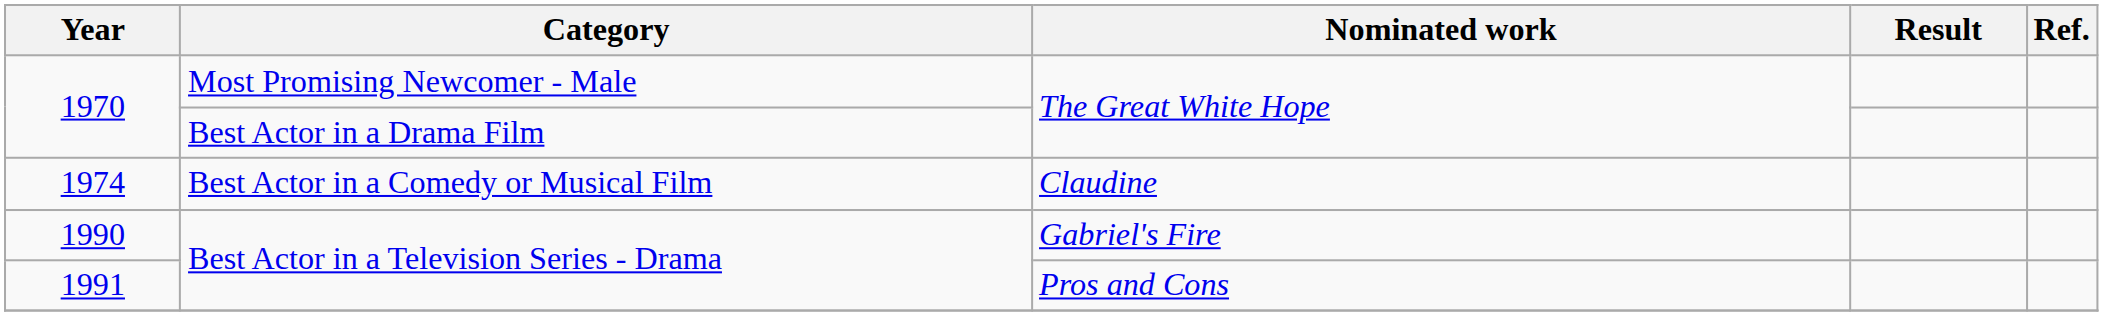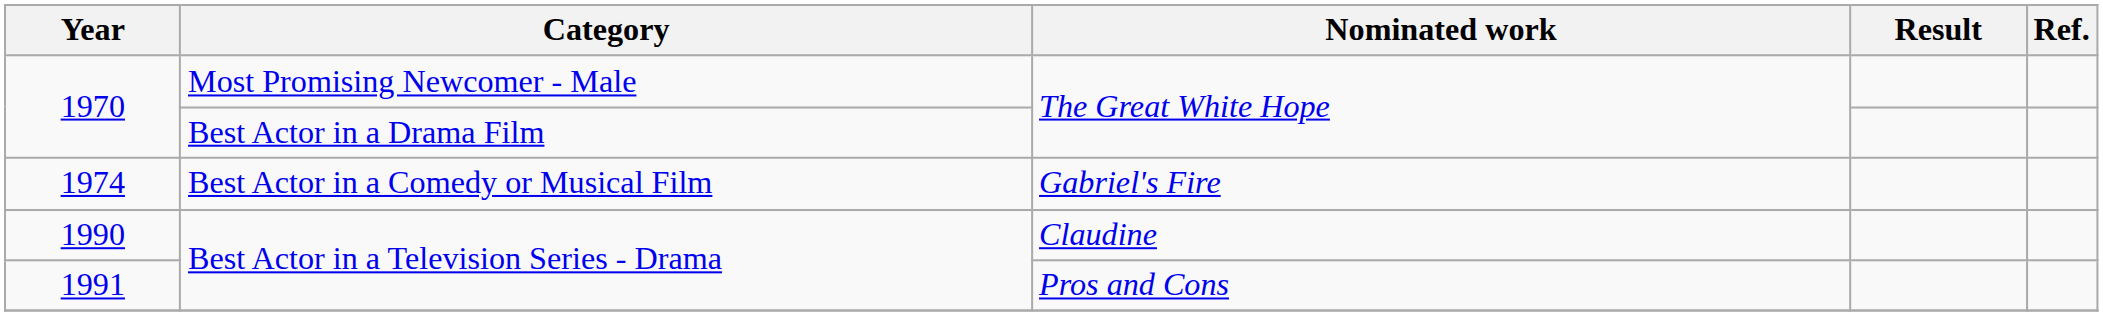(1098, 183) Claudine -> (1130, 183) Gabriel's Fire
(1130, 234) Gabriel's Fire -> (1098, 234) Claudine
